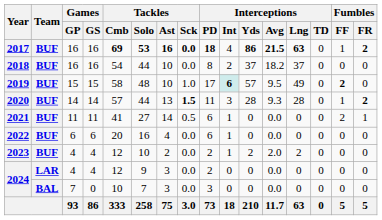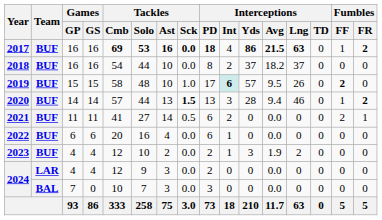(299, 83) 49 -> (299, 83) 26
(210, 100) 11 -> (210, 100) 13
(275, 100) 9.3 -> (275, 100) 9.4
(299, 100) 28 -> (299, 100) 46
(229, 118) 1 -> (229, 118) 2
(251, 153) 2 -> (251, 153) 3
(275, 153) 2.0 -> (275, 153) 1.9
